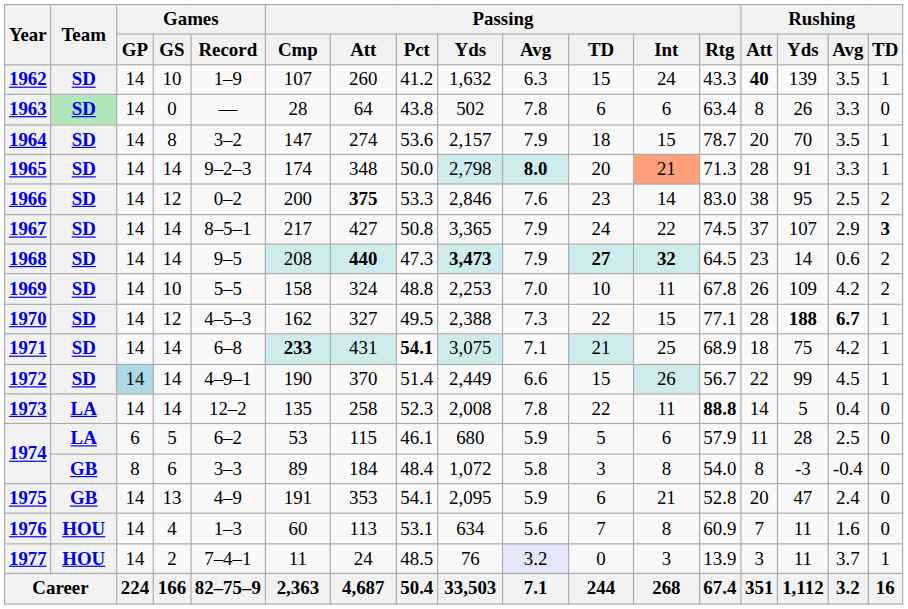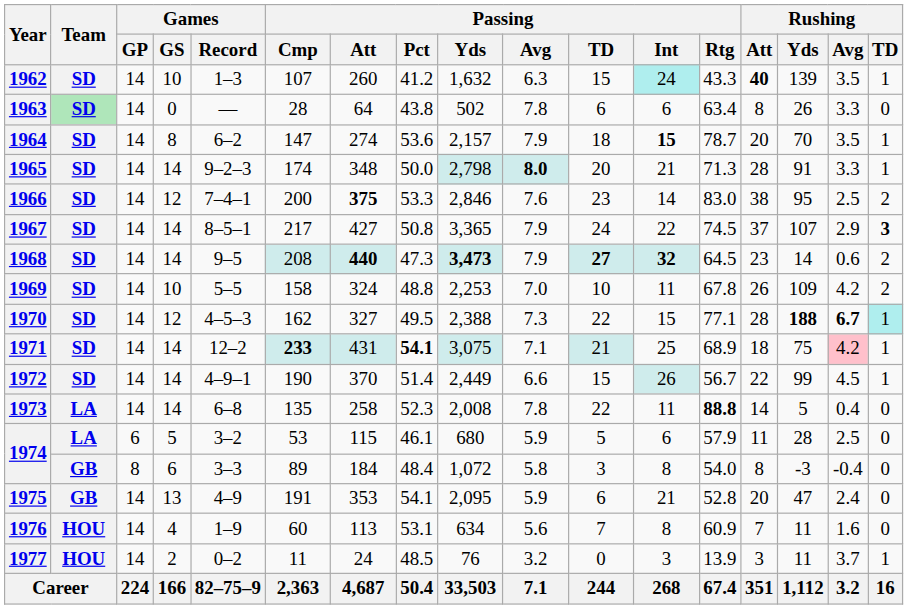(228, 79) 1–9 -> (228, 79) 1–3
(666, 79) no background -> (666, 79) paleturquoise background
(228, 139) 3–2 -> (228, 139) 6–2
(666, 139) normal -> (666, 139) bold
(666, 169) lightsalmon background -> (666, 169) no background
(228, 199) 0–2 -> (228, 199) 7–4–1
(885, 318) no background -> (885, 318) paleturquoise background
(228, 348) 6–8 -> (228, 348) 12–2
(848, 348) no background -> (848, 348) pink background
(135, 378) lightblue background -> (135, 378) no background
(228, 408) 12–2 -> (228, 408) 6–8
(228, 438) 6–2 -> (228, 438) 3–2
(228, 528) 1–3 -> (228, 528) 1–9
(228, 558) 7–4–1 -> (228, 558) 0–2
(536, 558) lavender background -> (536, 558) no background
